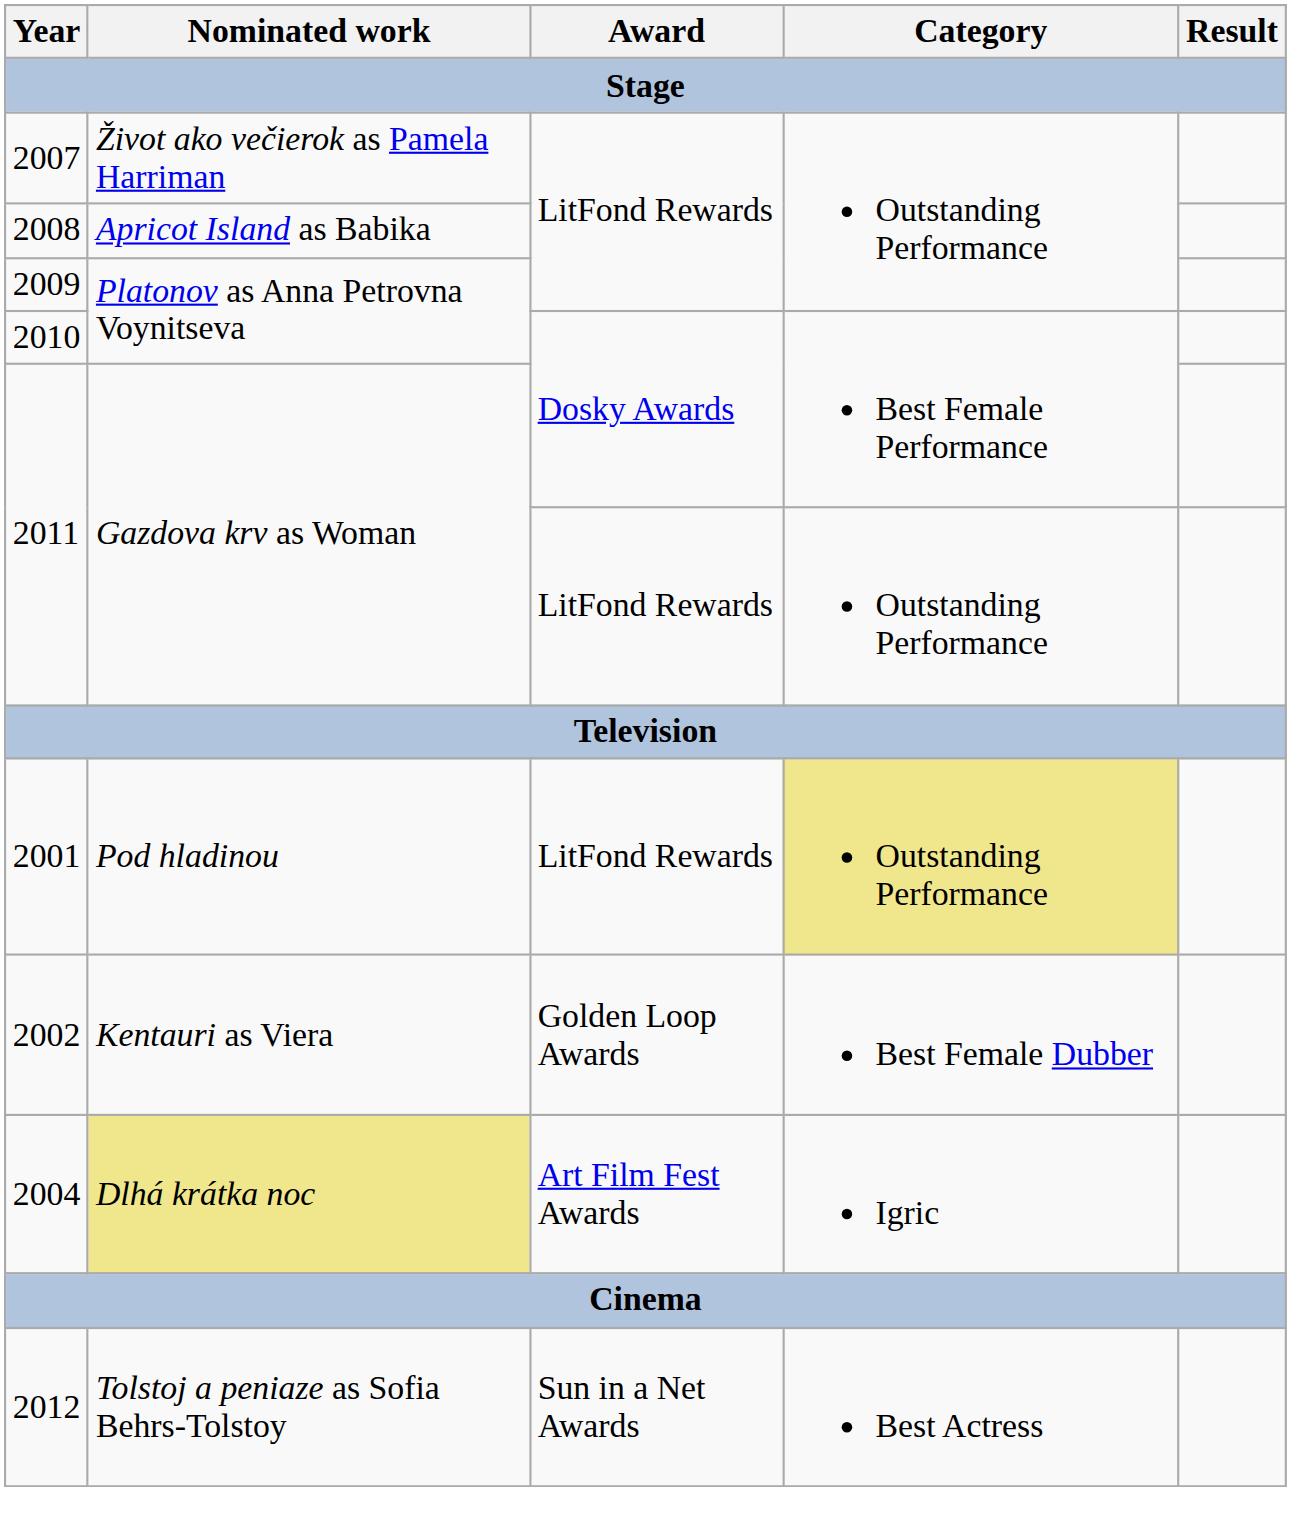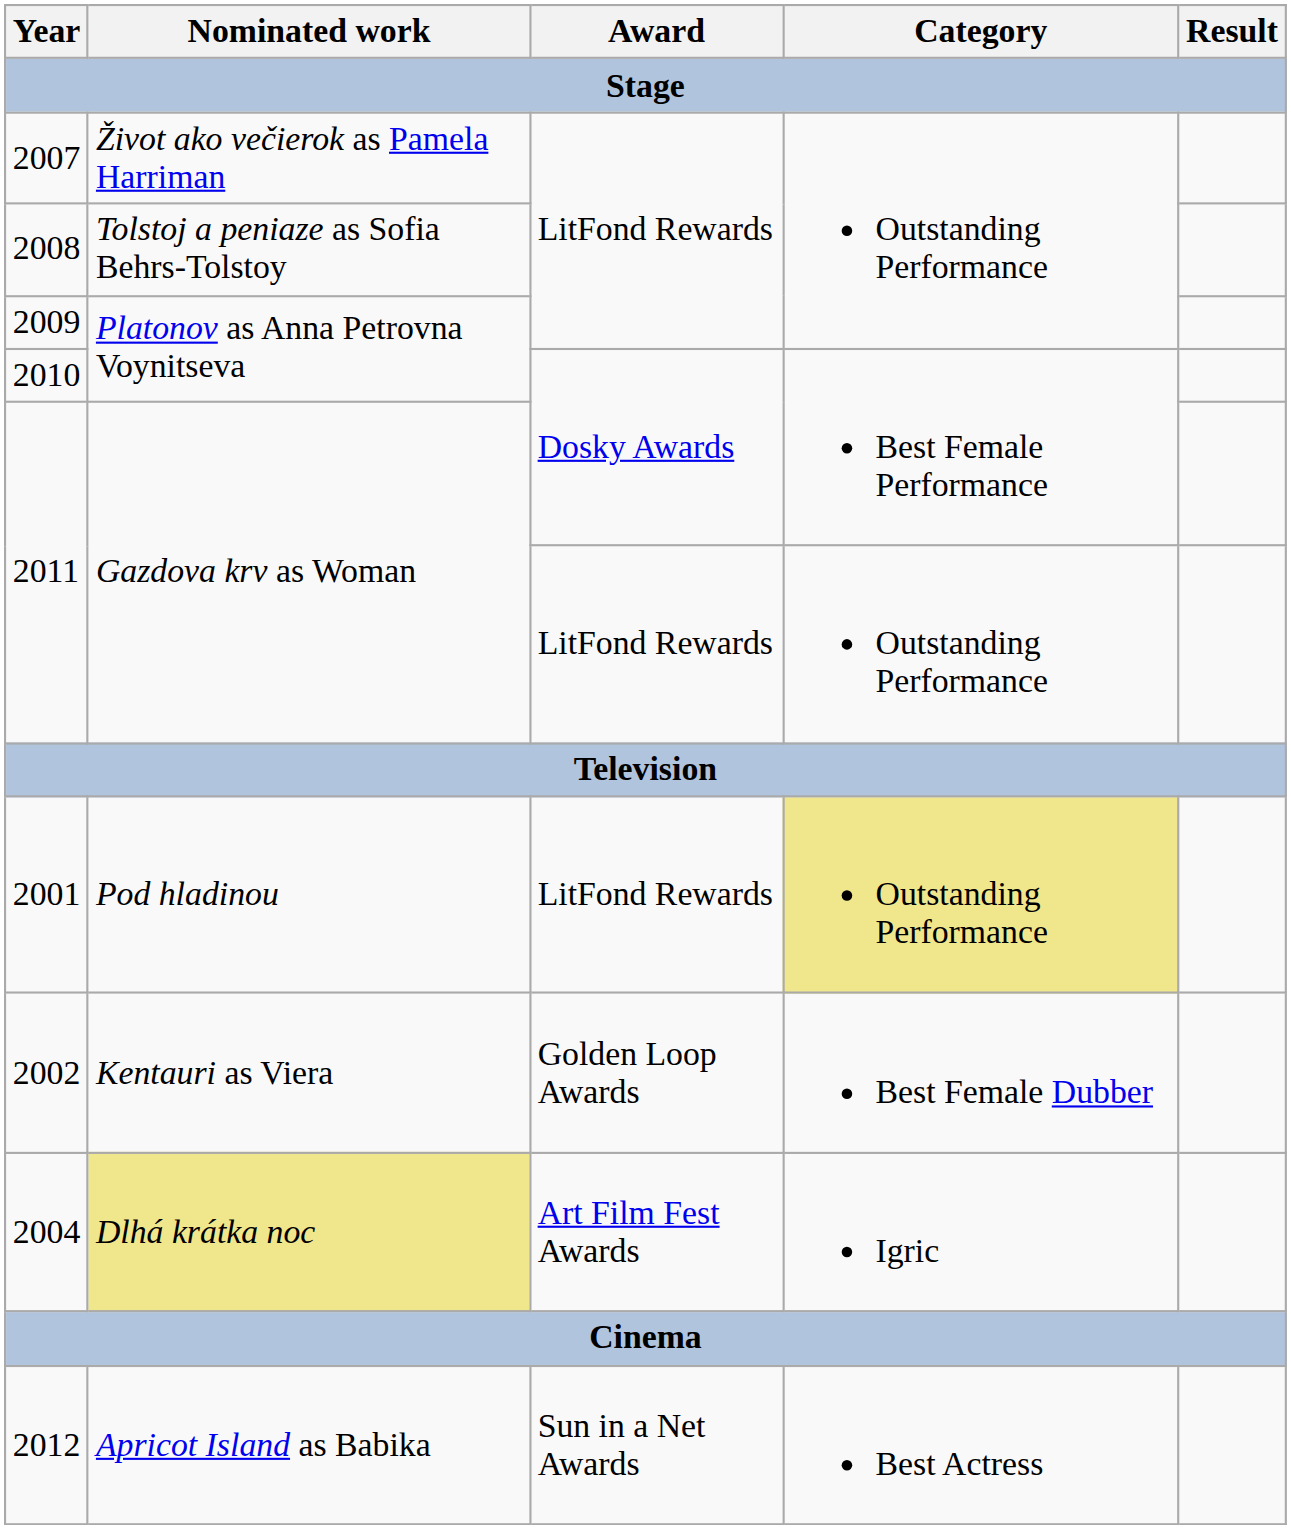(263, 229) Apricot Island as Babika -> (268, 248) Tolstoj a peniaze as Sofia Behrs-Tolstoy
(268, 1405) Tolstoj a peniaze as Sofia Behrs-Tolstoy -> (263, 1443) Apricot Island as Babika
